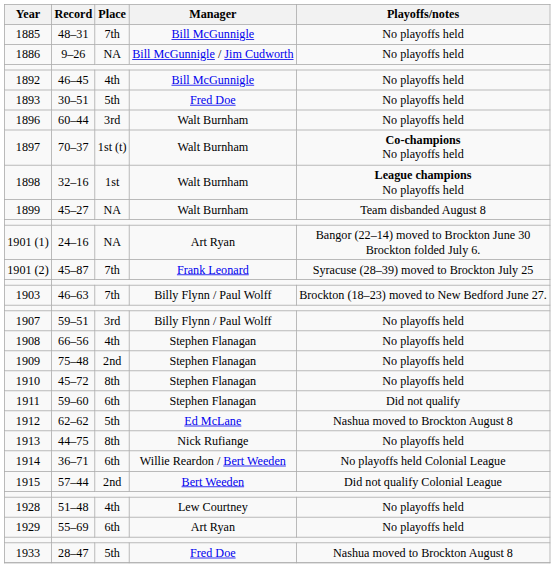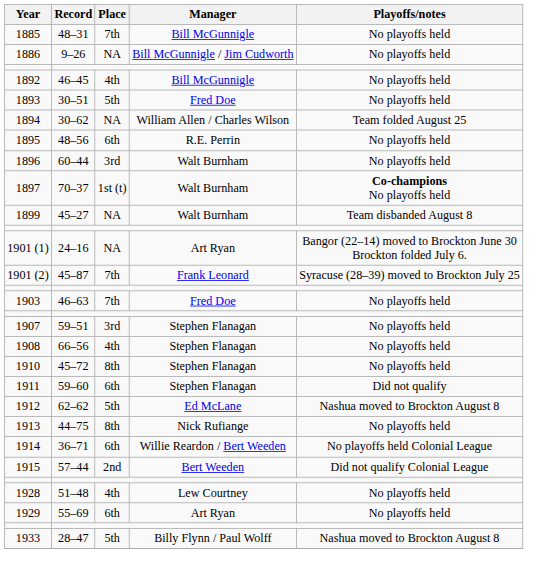+ row: (28, 120)
+ row: (28, 140)
- row: (28, 182)
(213, 295) Billy Flynn / Paul Wolff -> (213, 301) Fred Doe
(423, 295) Brockton (18–23) moved to New Bedford June 27. -> (410, 301) No playoffs held
(213, 321) Billy Flynn / Paul Wolff -> (213, 326) Stephen Flanagan
- row: (28, 361)
(213, 552) Fred Doe -> (213, 538) Billy Flynn / Paul Wolff
